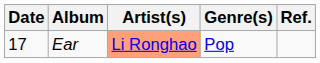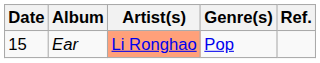(18, 44) 17 -> (18, 44) 15
